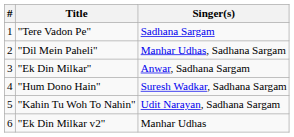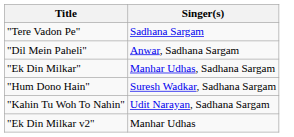- column: (10, 13)
(213, 50) Manhar Udhas, Sadhana Sargam -> (185, 50) Anwar, Sadhana Sargam
(195, 68) Anwar, Sadhana Sargam -> (203, 68) Manhar Udhas, Sadhana Sargam
